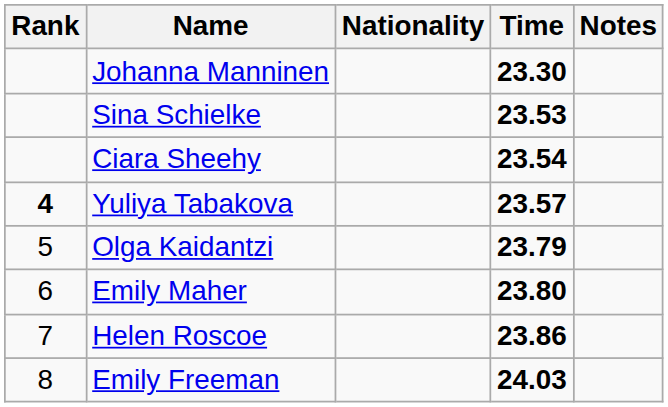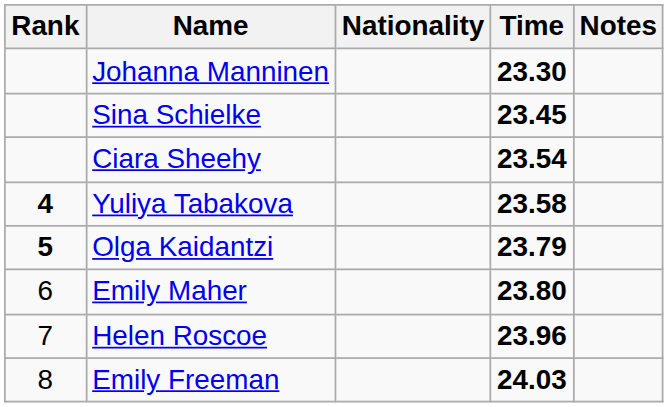(532, 114) 23.53 -> (532, 114) 23.45
(532, 203) 23.57 -> (532, 203) 23.58
(45, 247) normal -> (45, 247) bold
(532, 335) 23.86 -> (532, 335) 23.96
